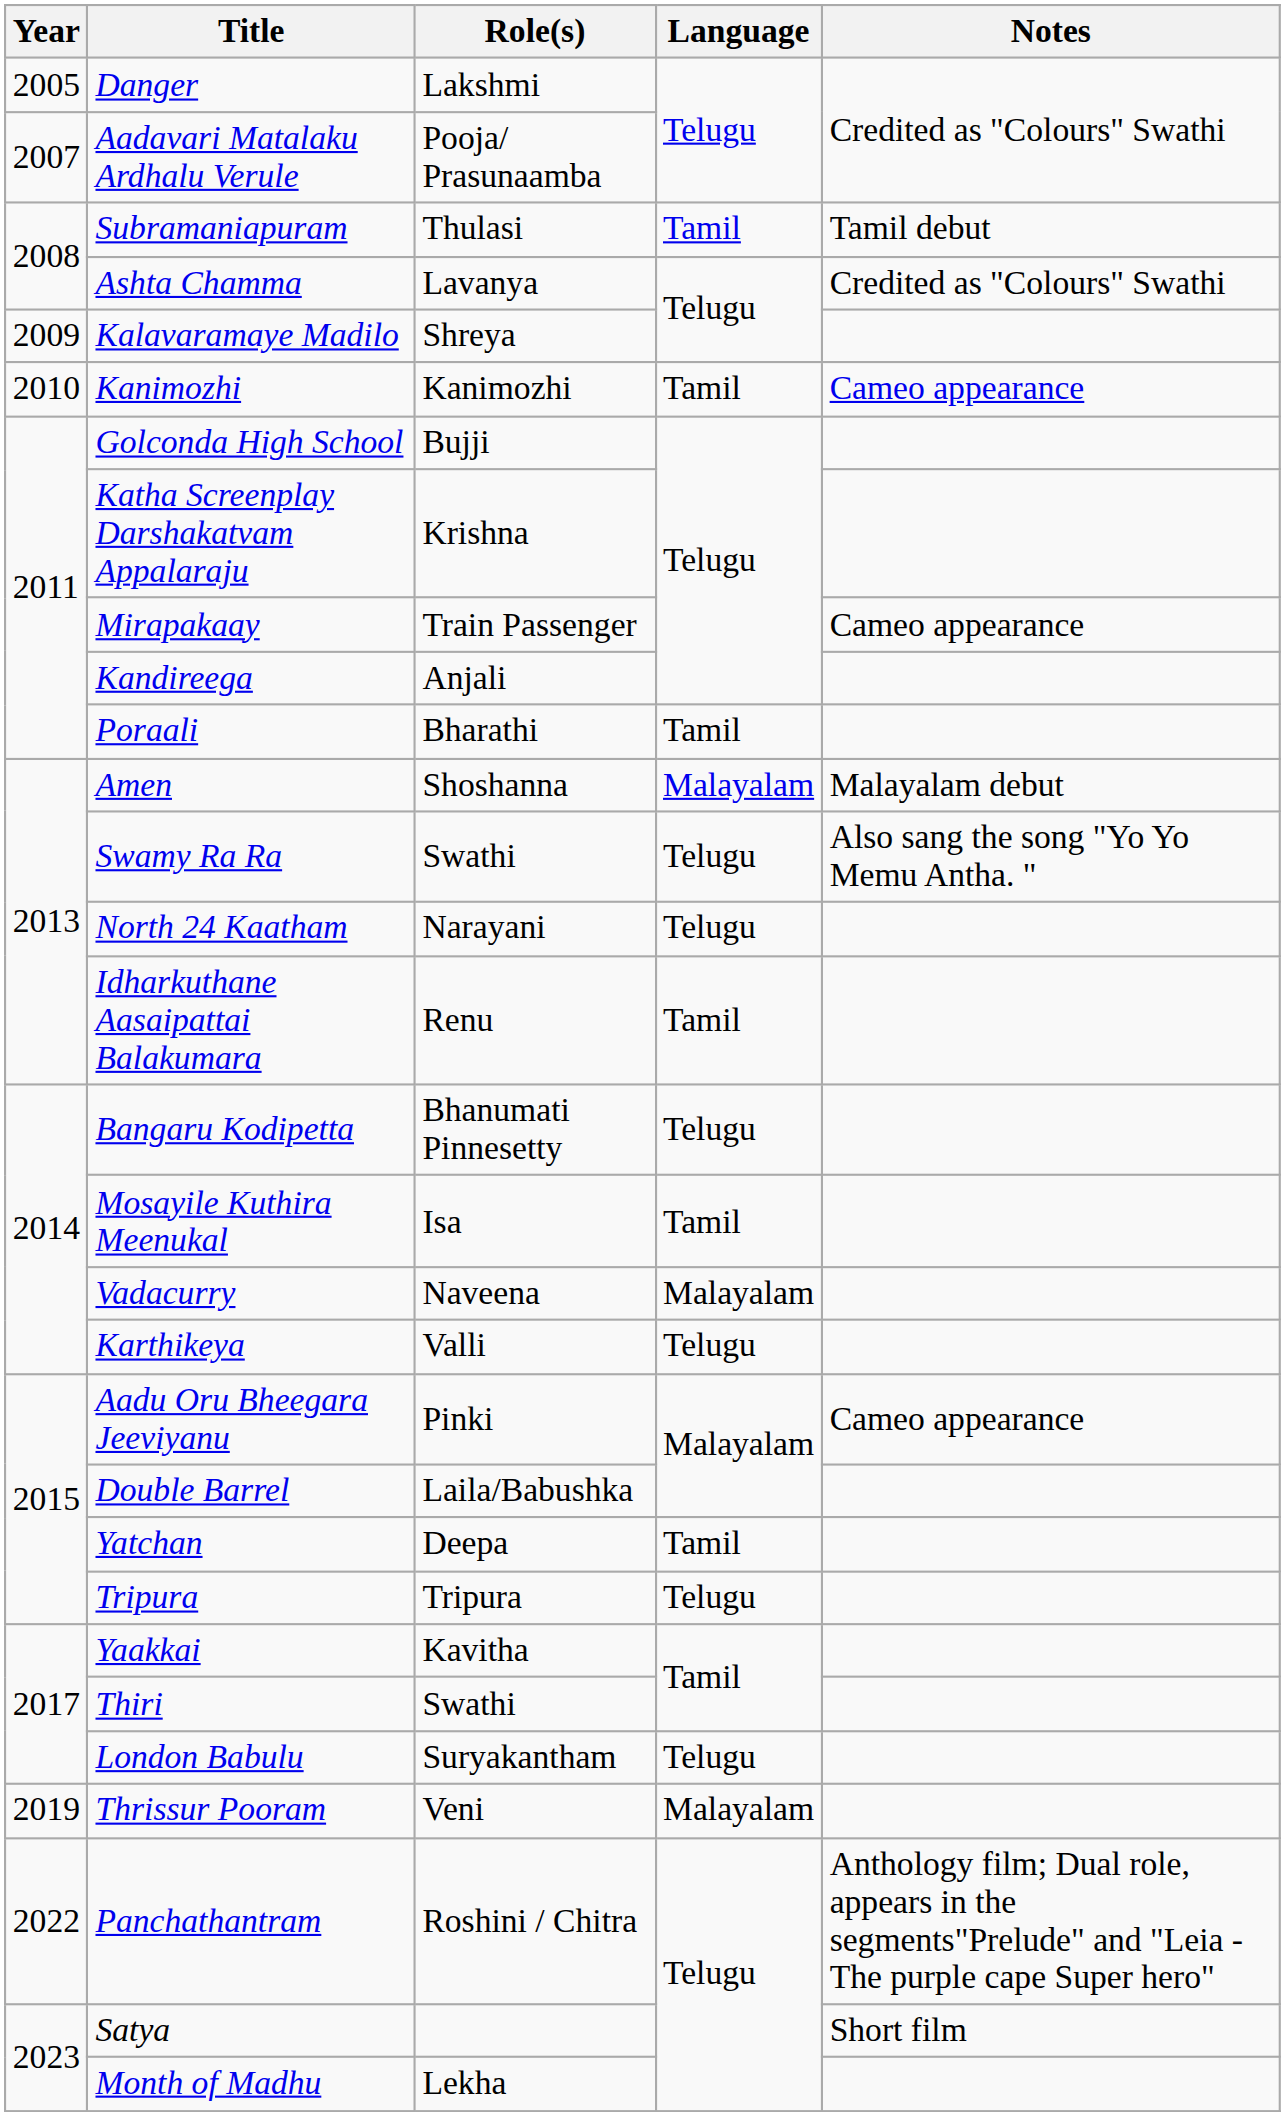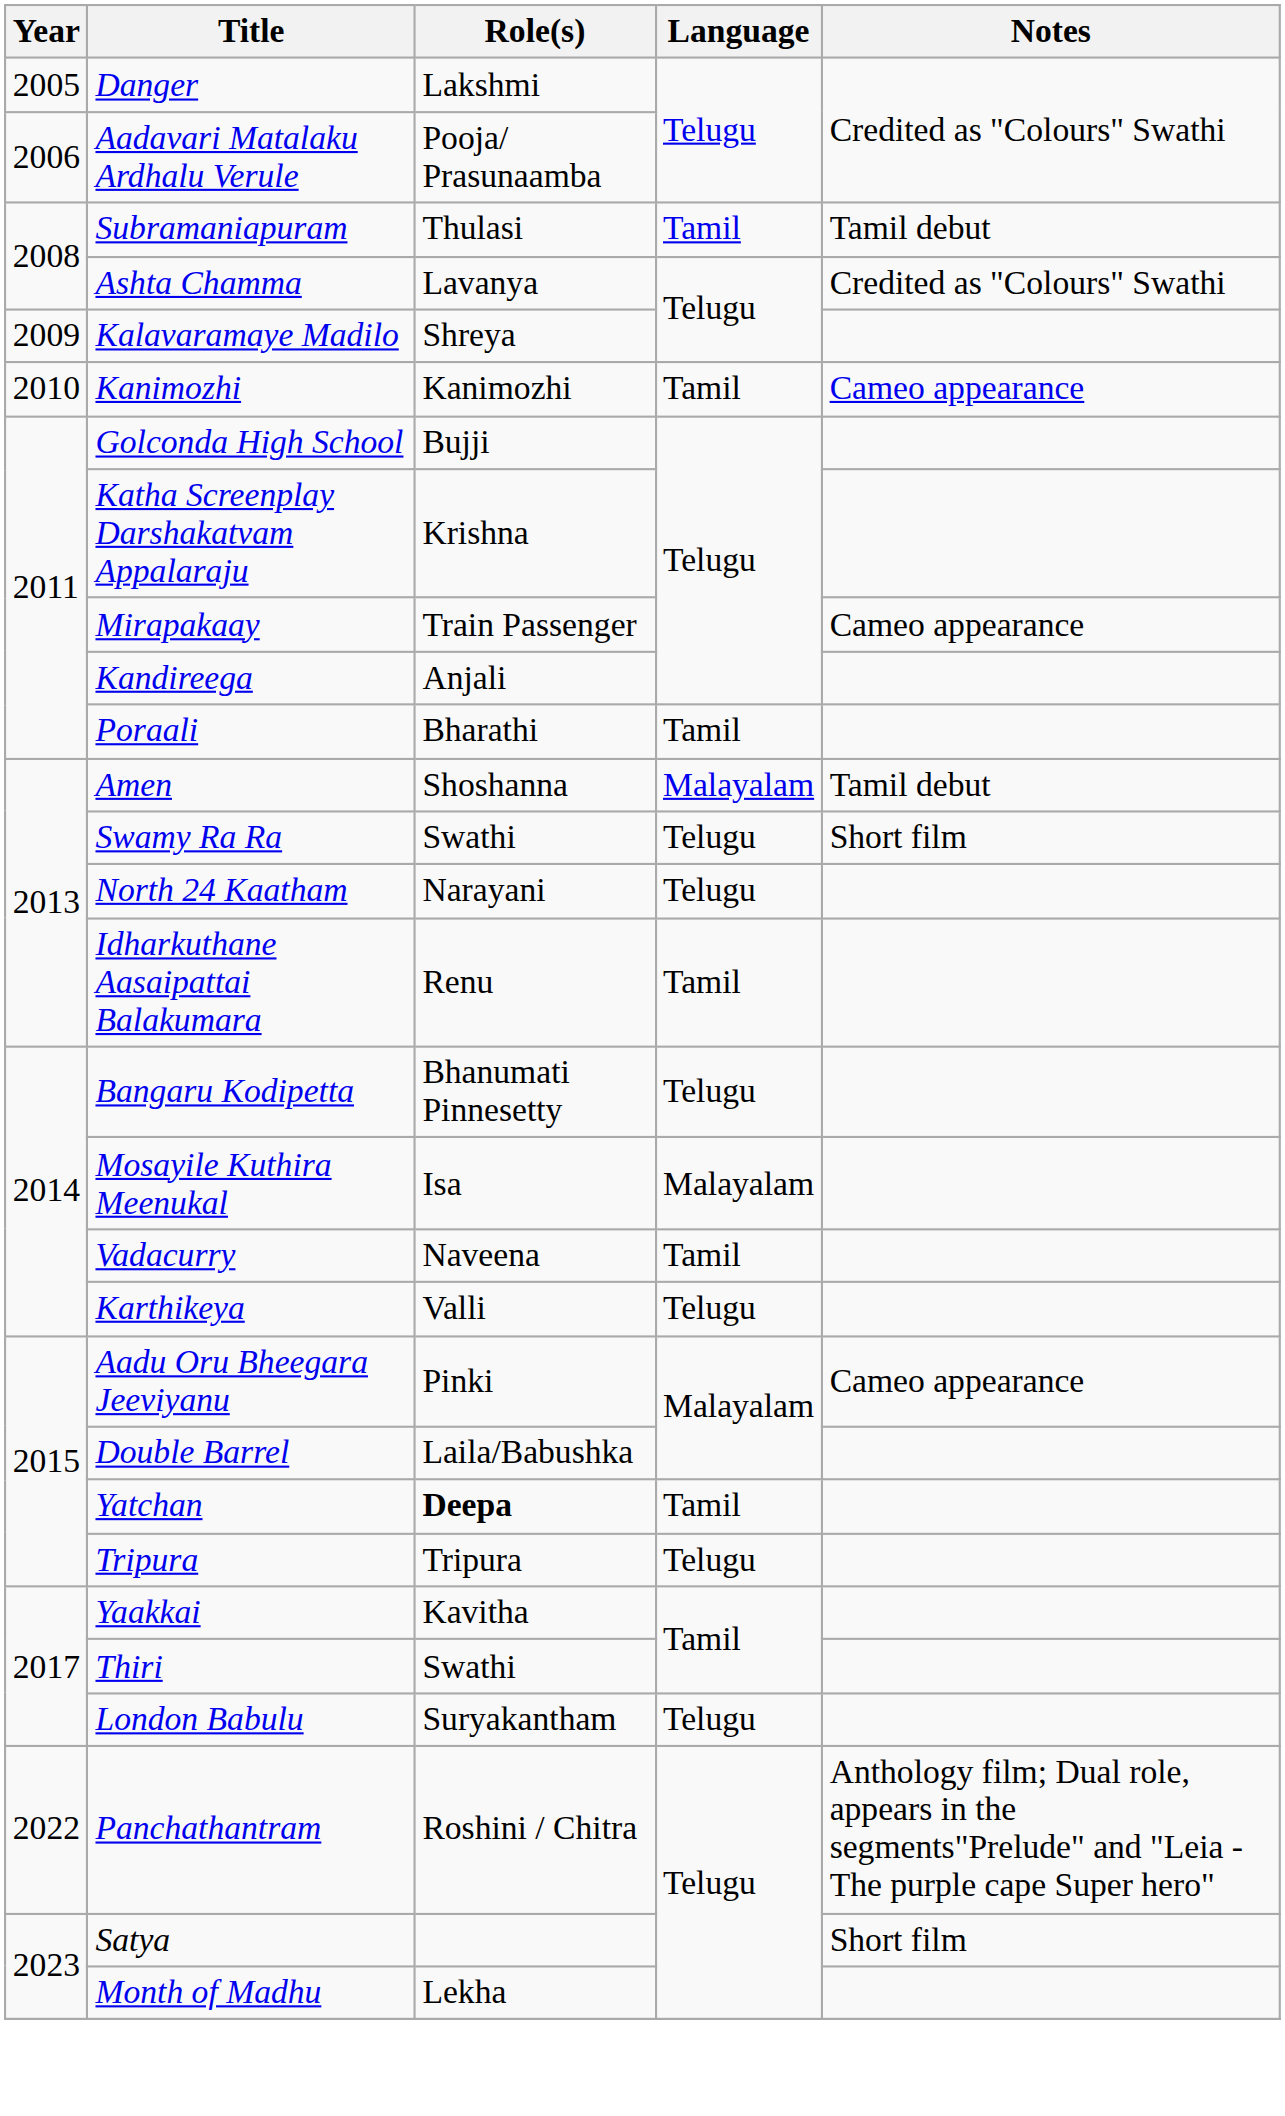(46, 156) 2007 -> (46, 156) 2006
(947, 783) Malayalam debut -> (910, 783) Tamil debut
(1009, 856) Also sang the song "Yo Yo Memu Antha. " -> (898, 837) Short film
(702, 1220) Tamil -> (739, 1182) Malayalam
(739, 1292) Malayalam -> (702, 1254) Tamil
(465, 1543) normal -> (467, 1505) bold
- row: (211, 1810)
